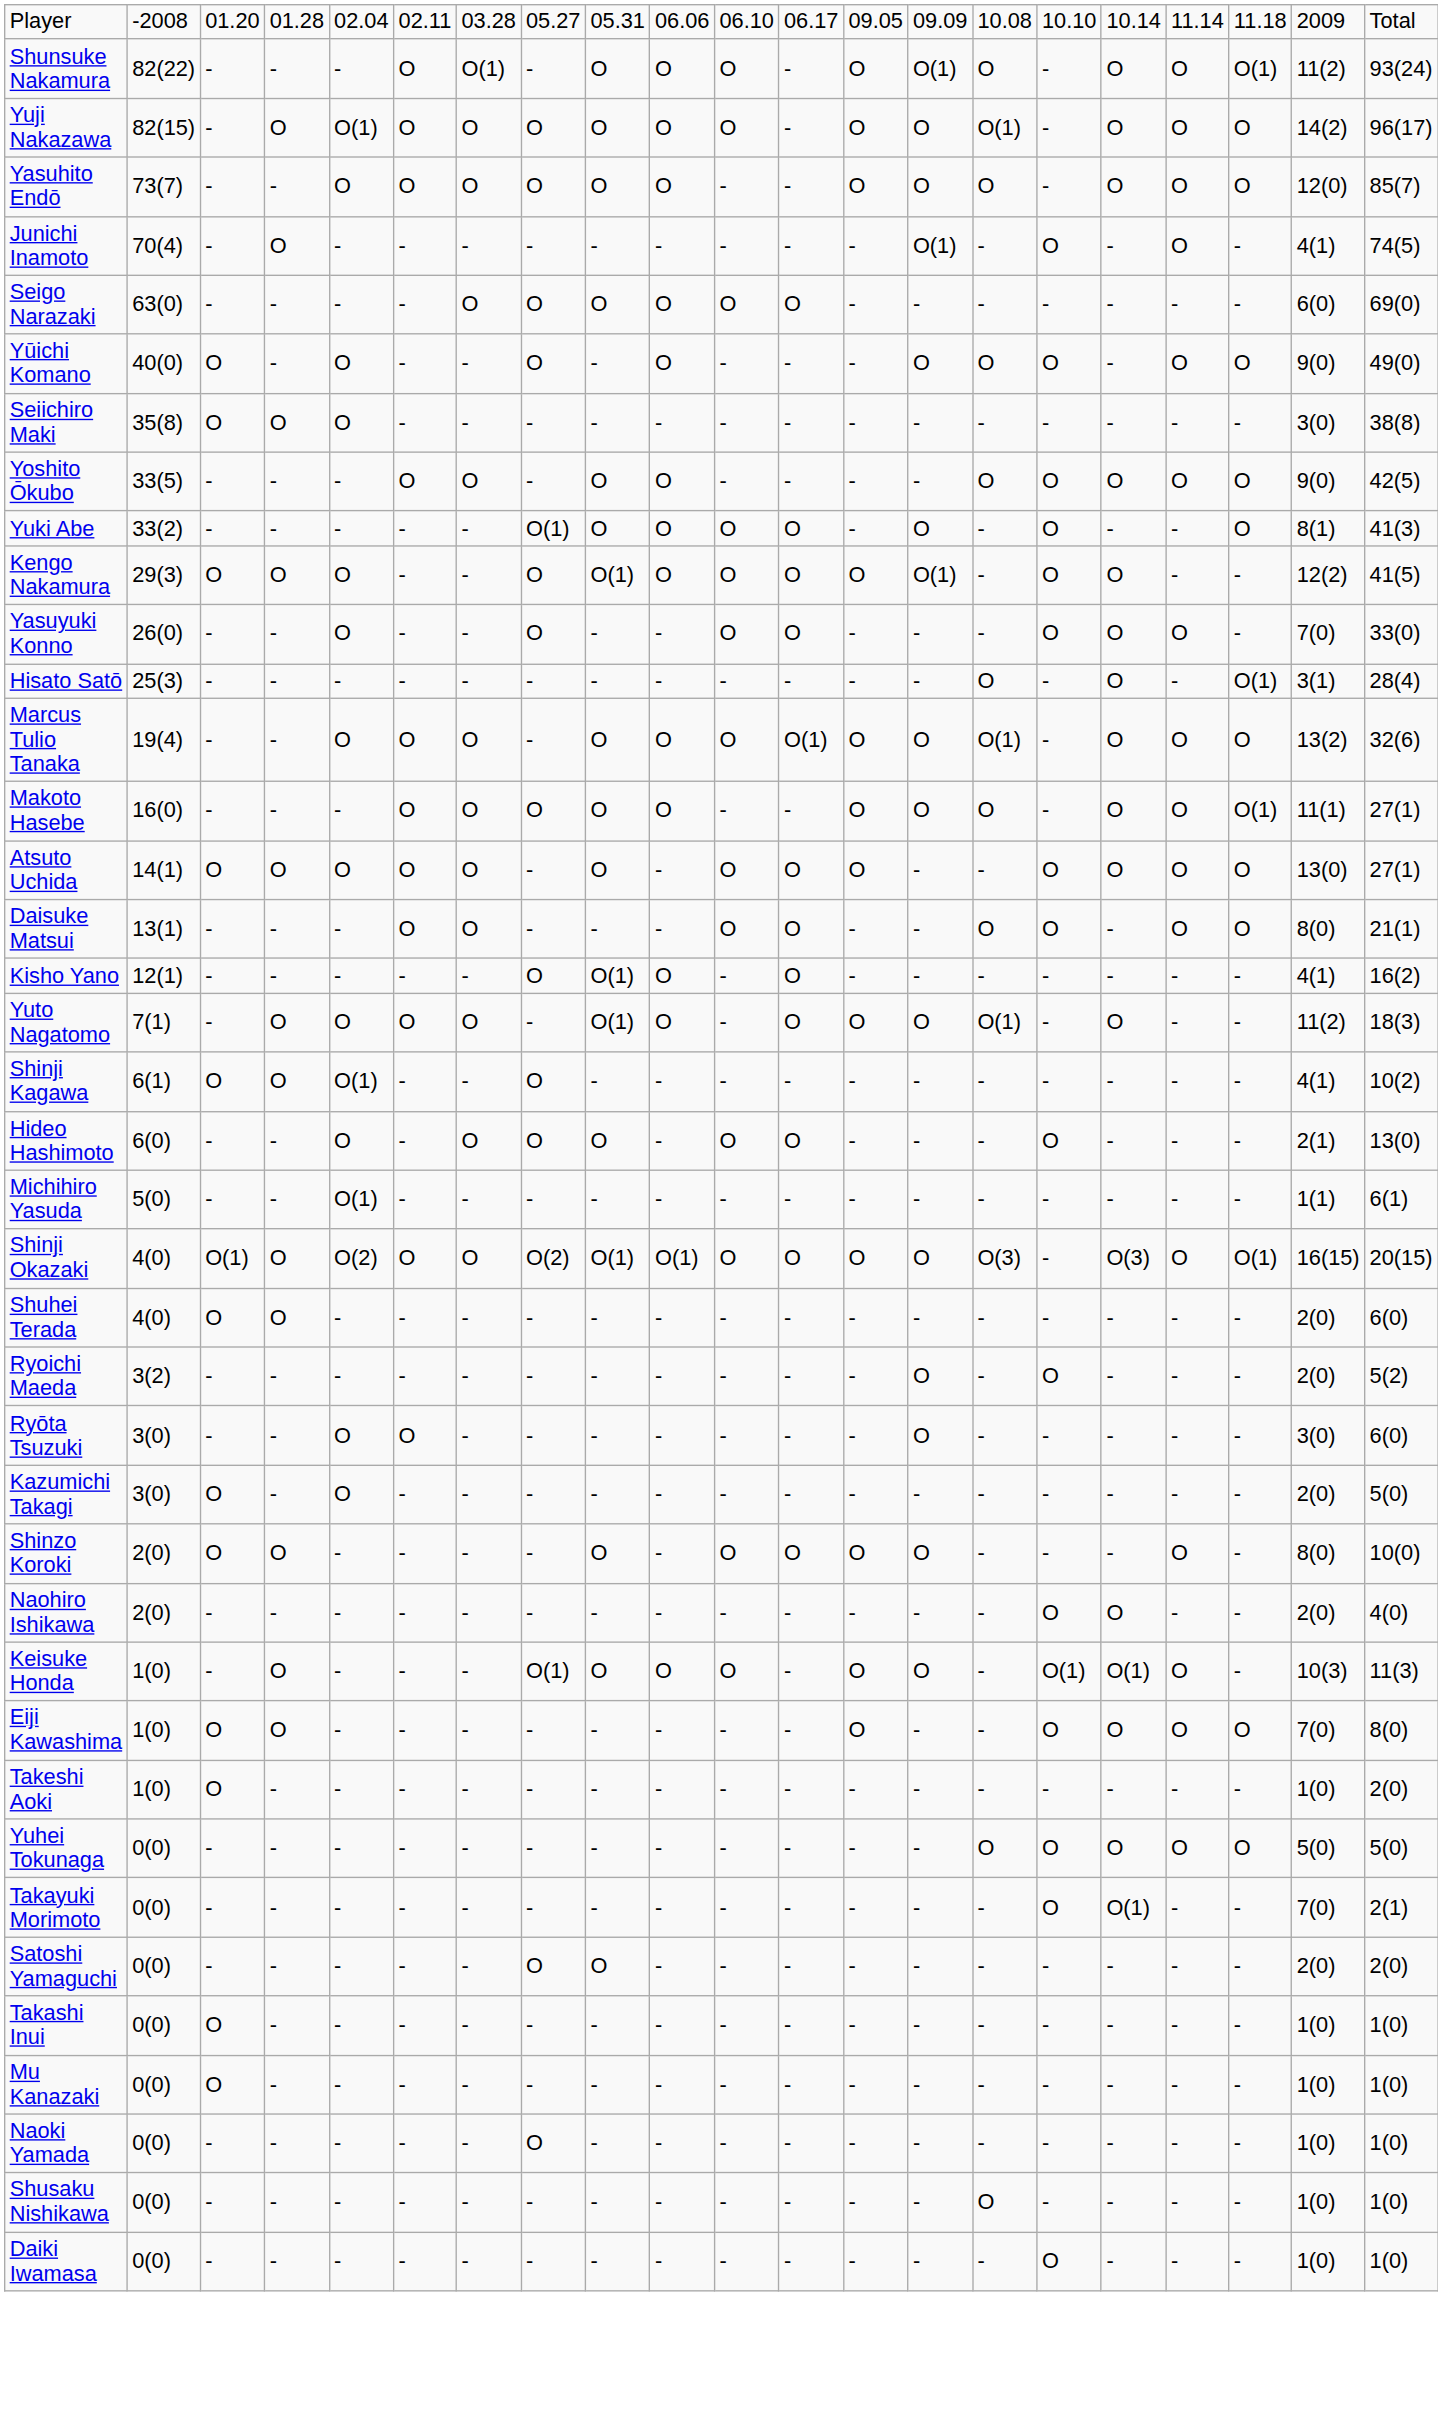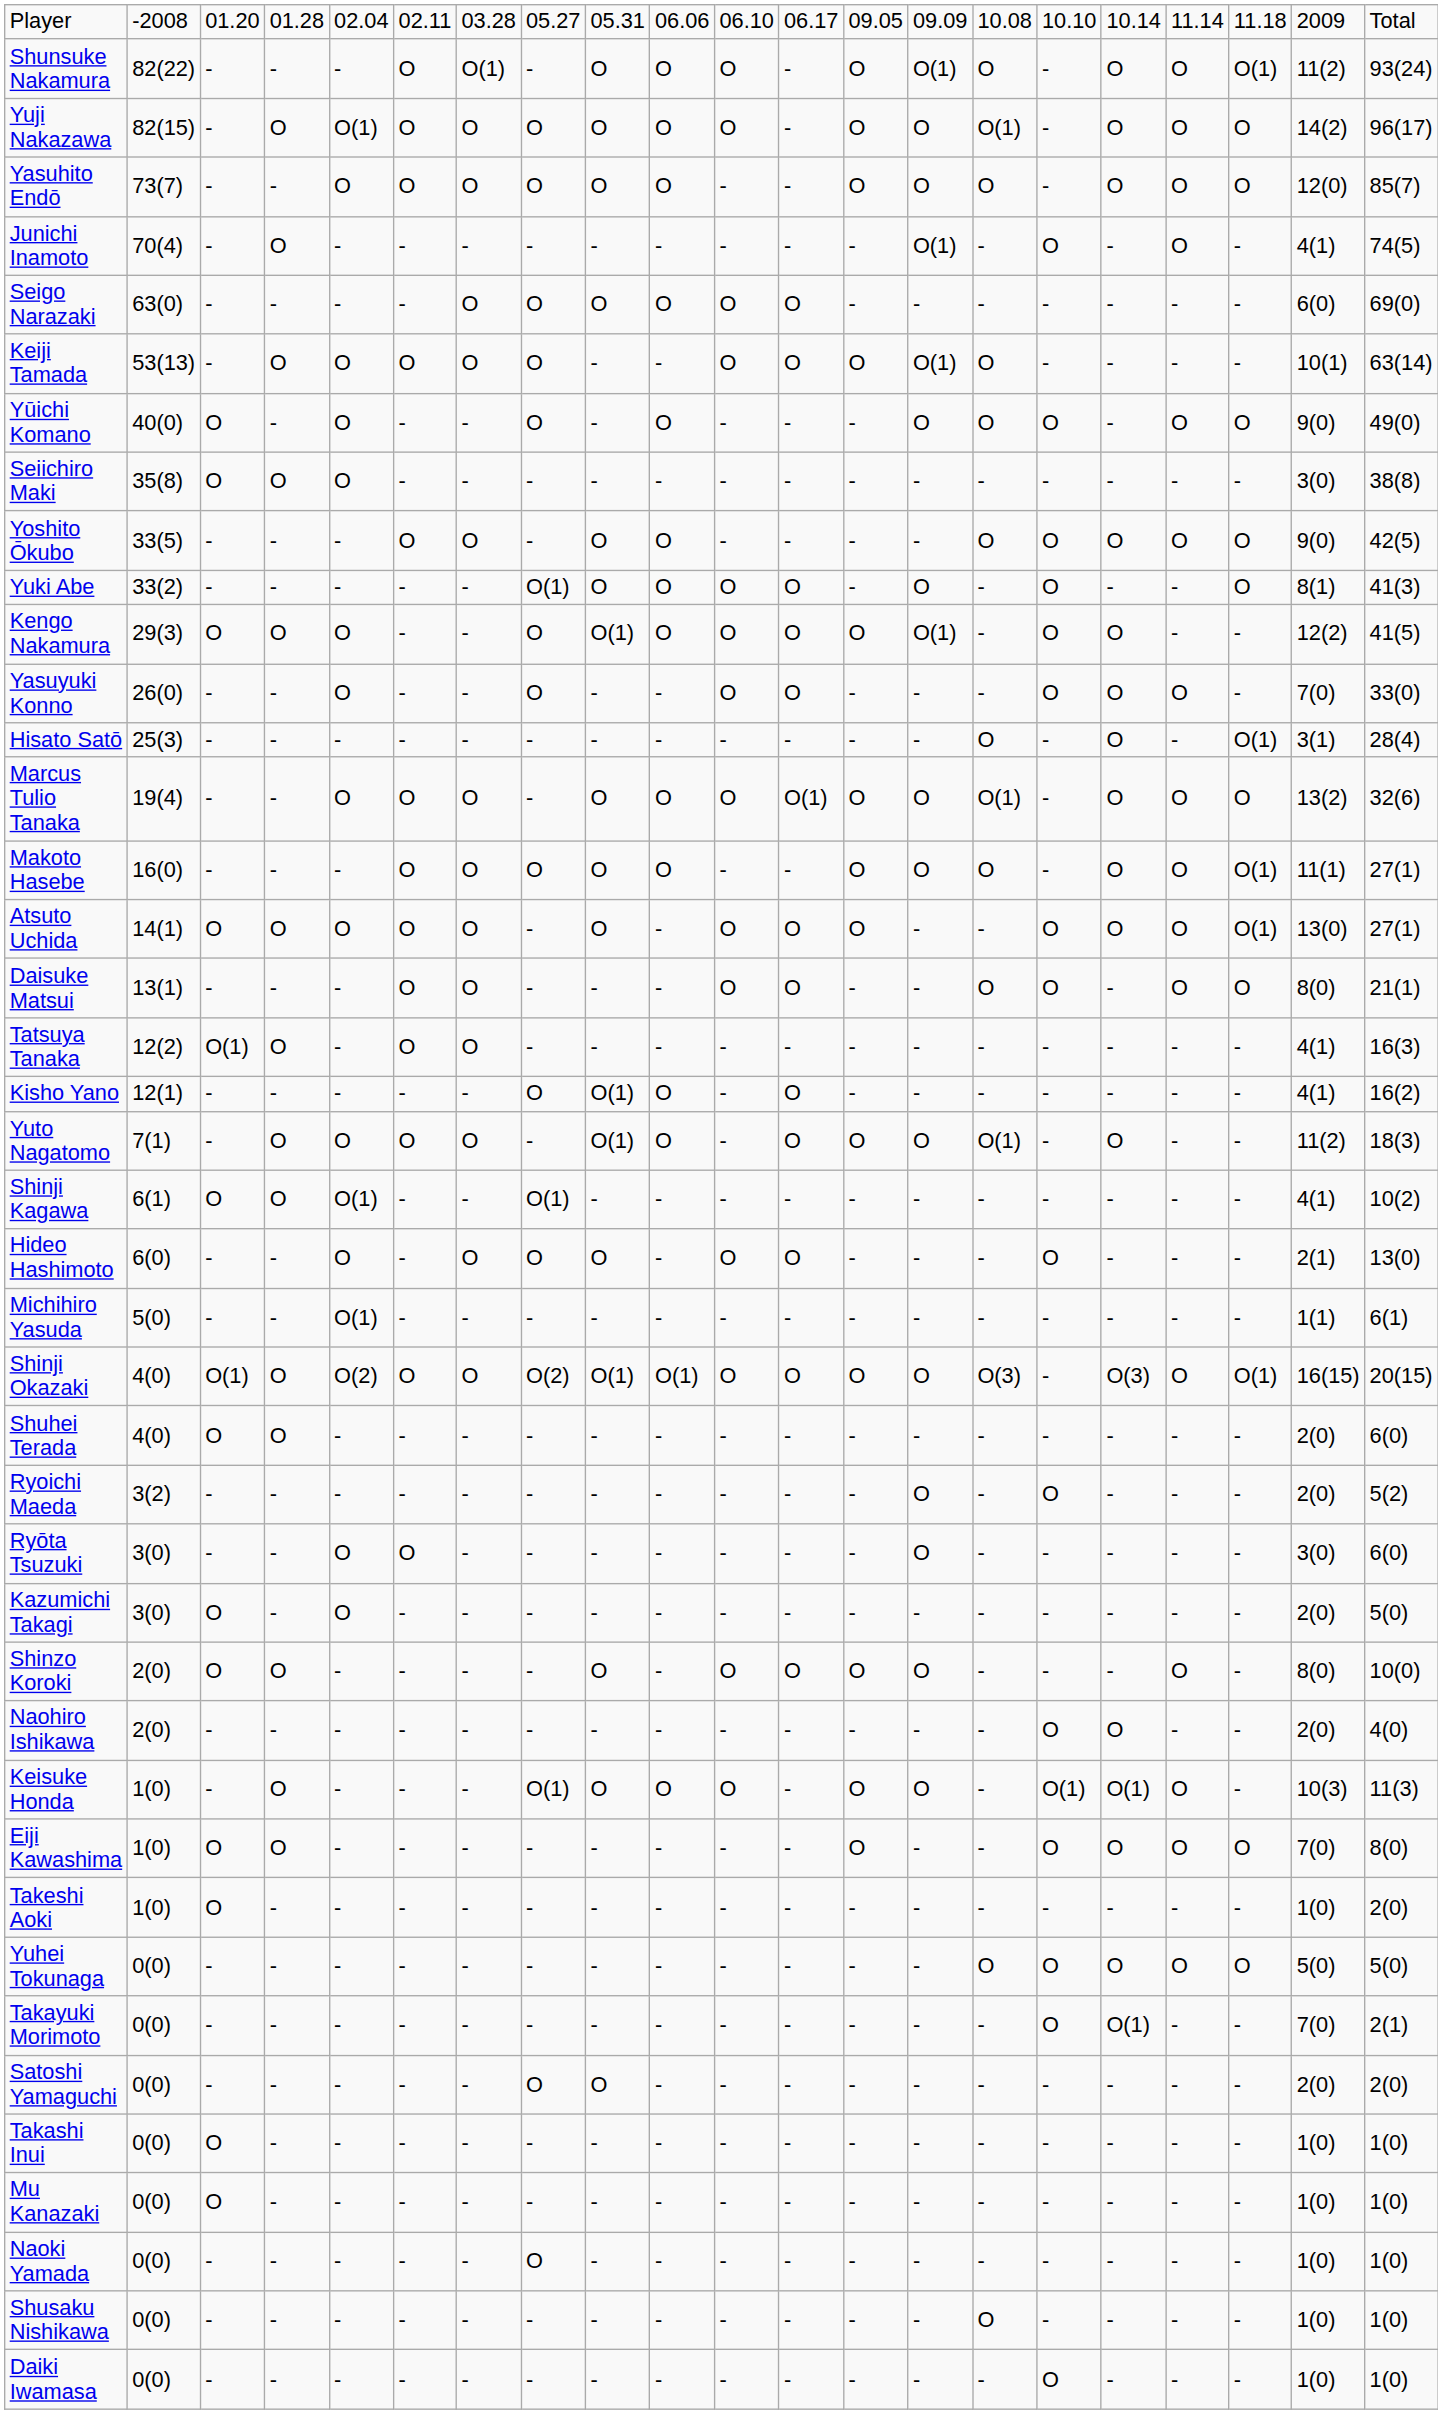+ row: (48, 363)
(1242, 869) O -> (1256, 928) O(1)
+ row: (47, 1046)
(534, 1081) O -> (548, 1199) O(1)
